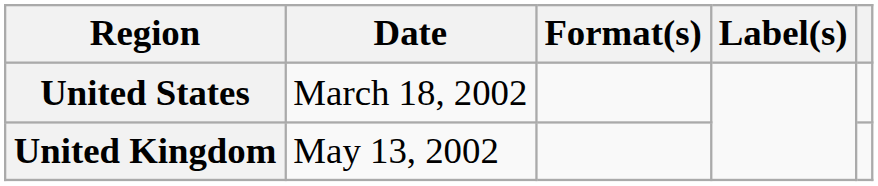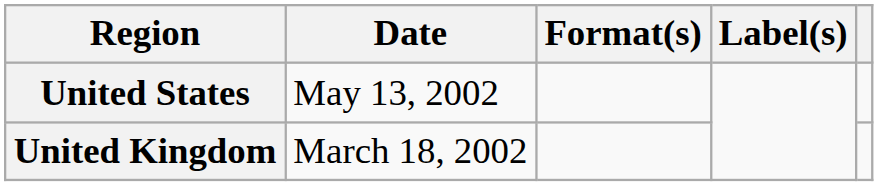(410, 92) March 18, 2002 -> (396, 92) May 13, 2002
(396, 150) May 13, 2002 -> (410, 150) March 18, 2002
